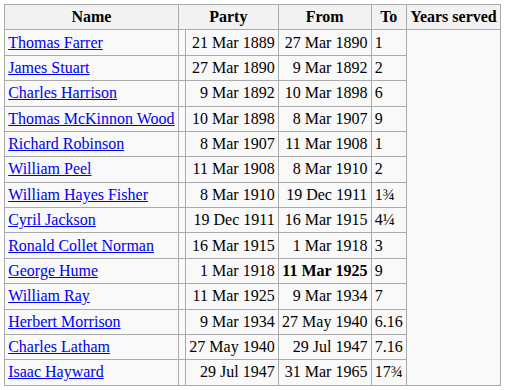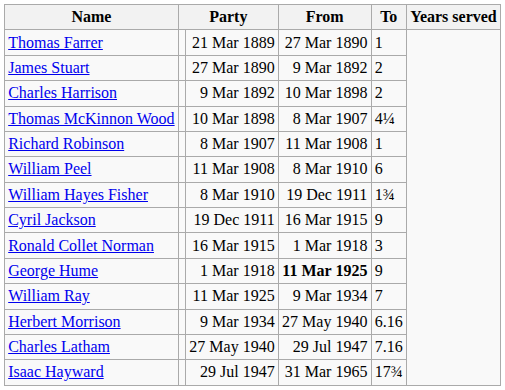(379, 93) 6 -> (379, 93) 2
(379, 118) 9 -> (385, 118) 4¼
(379, 169) 2 -> (379, 169) 6
(385, 220) 4¼ -> (379, 220) 9
